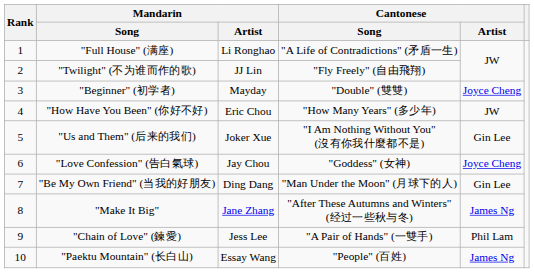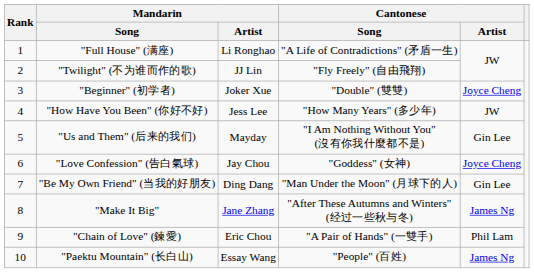(248, 90) Mayday -> (248, 90) Joker Xue
(248, 111) Eric Chou -> (248, 111) Jess Lee
(248, 137) Joker Xue -> (248, 137) Mayday
(248, 237) Jess Lee -> (248, 237) Eric Chou
